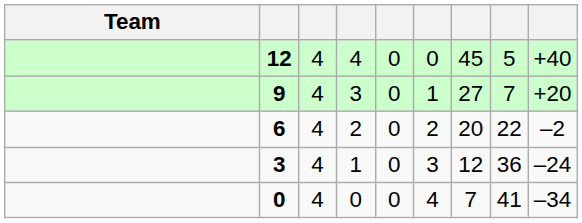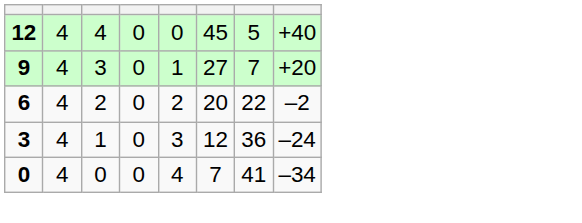- column: (132, 22)
